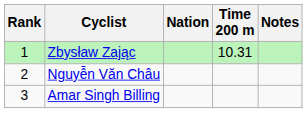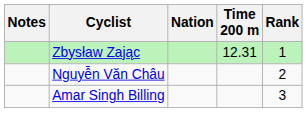columns swapped: (24, 23) <-> (280, 23)
(235, 52) 10.31 -> (240, 52) 12.31
